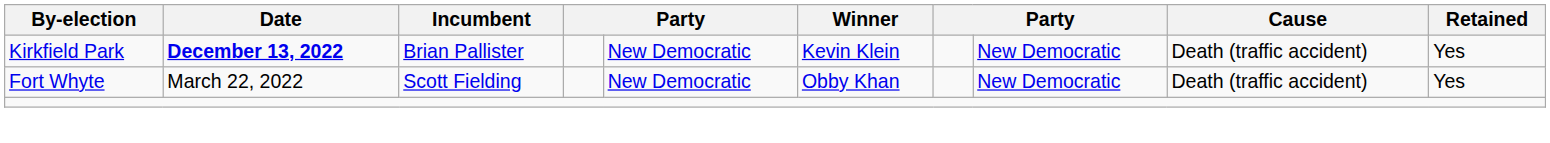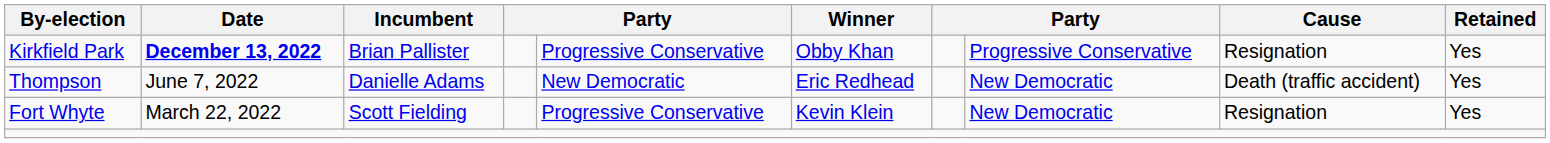(679, 50) New Democratic -> (653, 50) Progressive Conservative
(851, 50) Kevin Klein -> (845, 50) Obby Khan
(1049, 50) New Democratic -> (1081, 50) Progressive Conservative
(1269, 50) Death (traffic accident) -> (1275, 50) Resignation
+ row: (55, 81)
(679, 81) New Democratic -> (653, 112) Progressive Conservative
(851, 81) Obby Khan -> (845, 112) Kevin Klein
(1269, 81) Death (traffic accident) -> (1275, 112) Resignation
